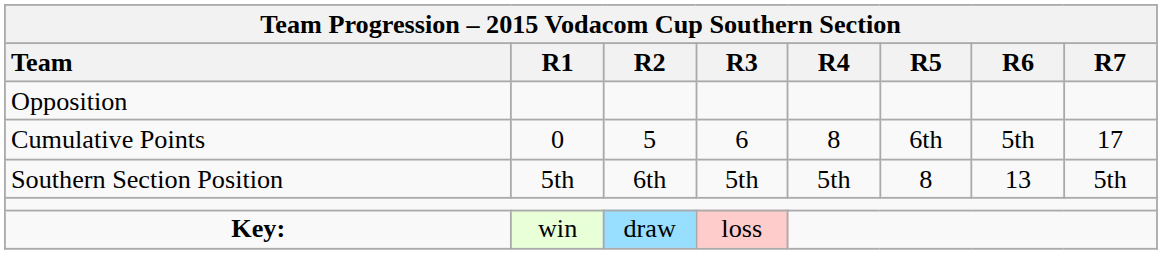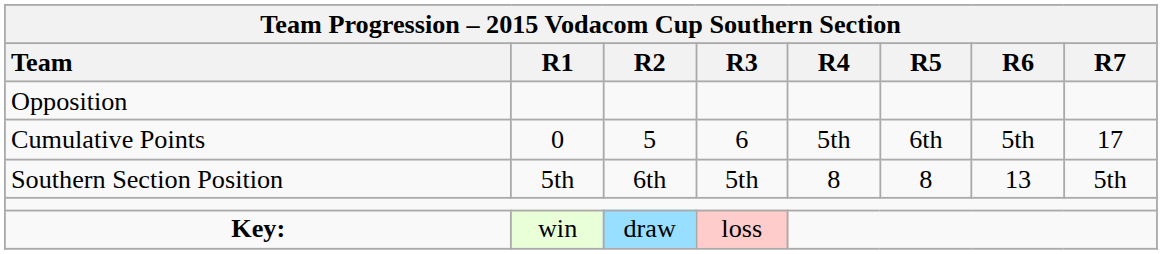(834, 140) 8 -> (834, 140) 5th
(834, 178) 5th -> (834, 178) 8
